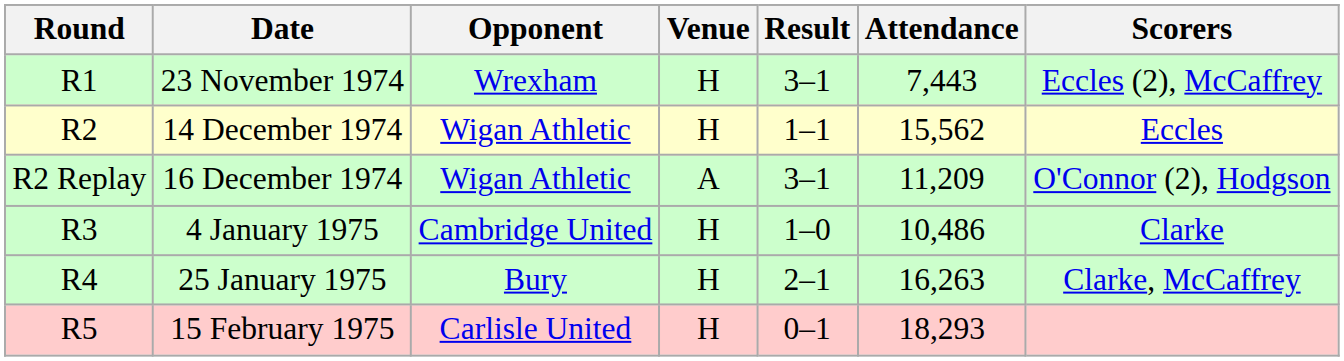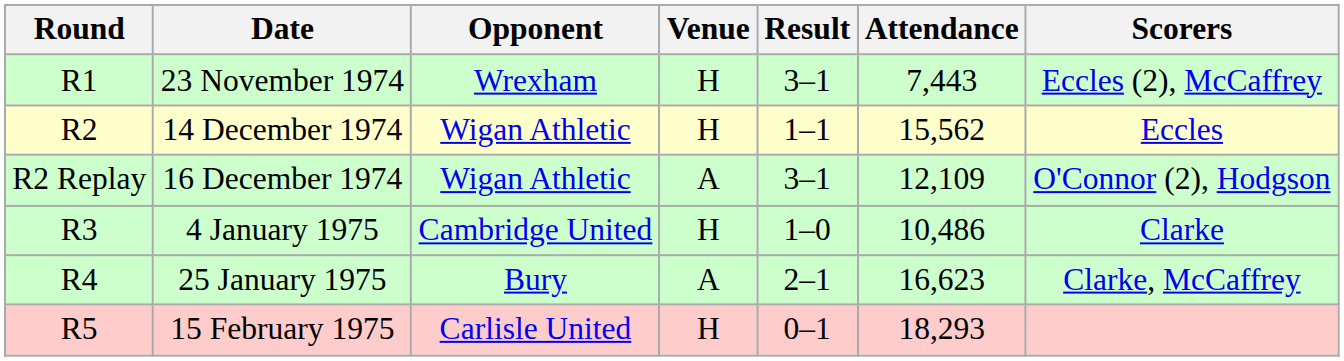(942, 179) 11,209 -> (942, 179) 12,109
(708, 279) H -> (708, 279) A
(942, 279) 16,263 -> (942, 279) 16,623
